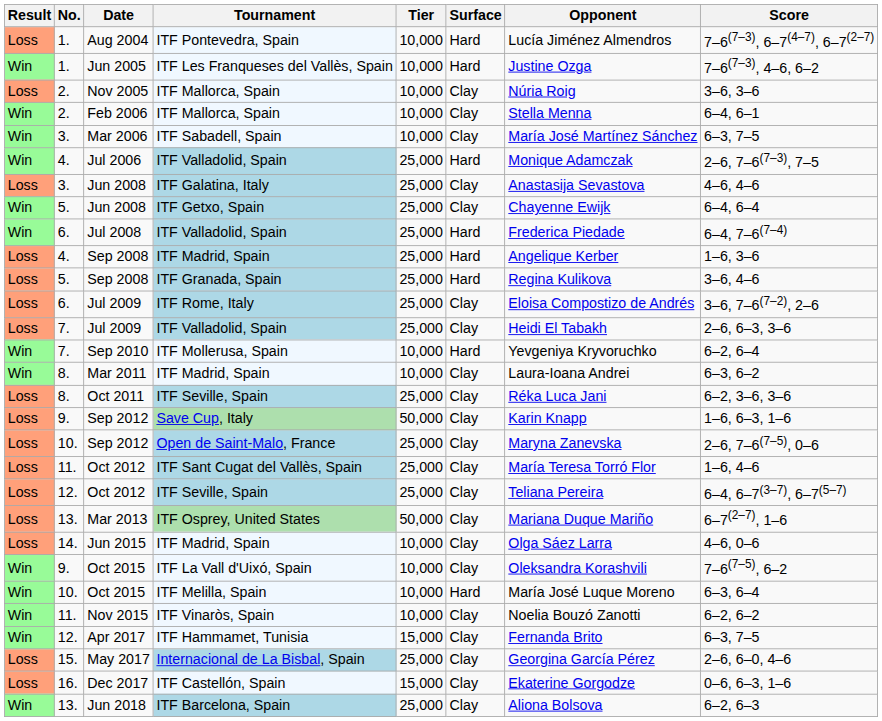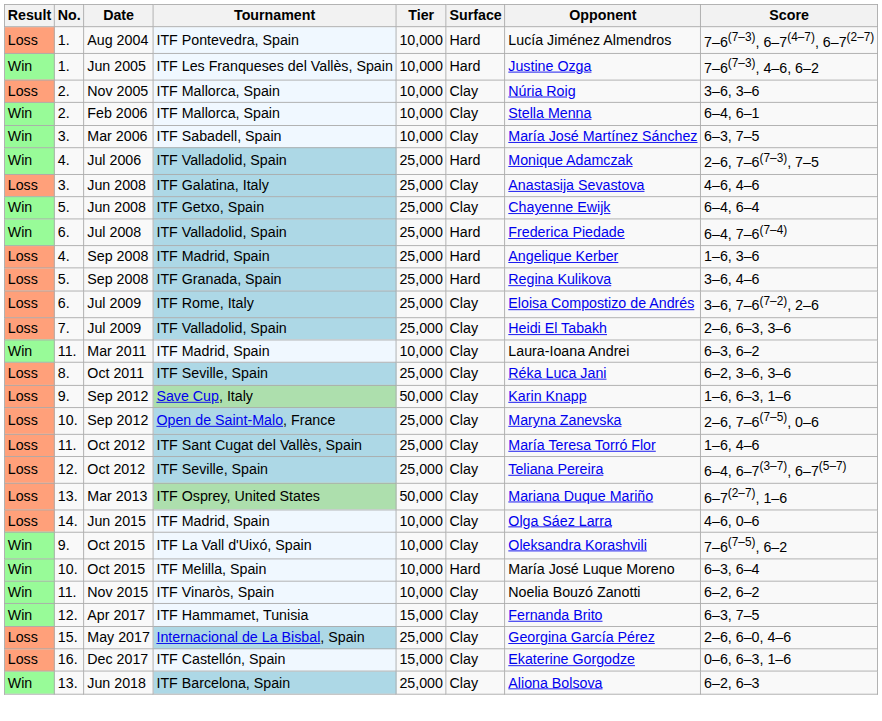- row: (118, 351)
(64, 373) 8. -> (67, 351) 11.
